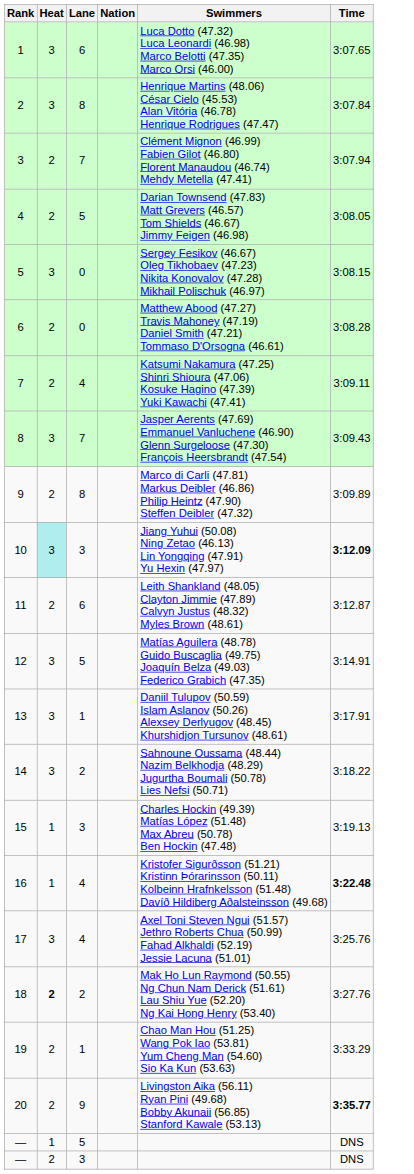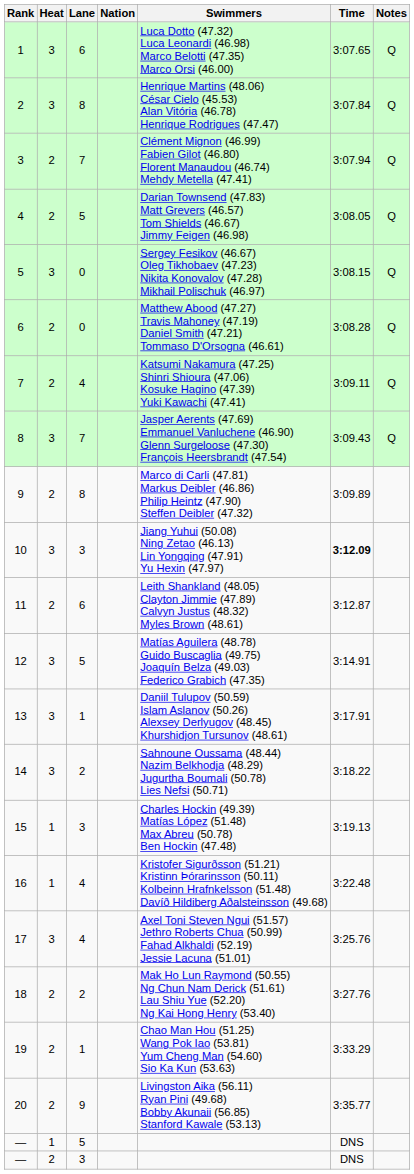+ column: (391, 13)
(52, 550) paleturquoise background -> (52, 550) no background
(352, 883) bold -> (352, 883) normal
(52, 994) bold -> (52, 994) normal
(352, 1105) bold -> (352, 1105) normal
